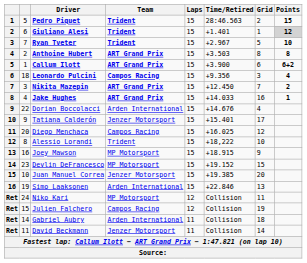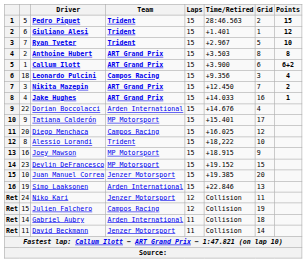(288, 32) lightgrey background -> (288, 32) no background
(141, 120) Jenzer Motorsport -> (133, 120) MP Motorsport
(133, 198) MP Motorsport -> (141, 198) Jenzer Motorsport
